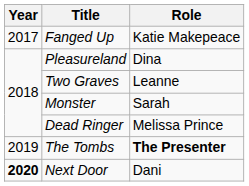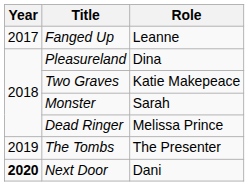(186, 37) Katie Makepeace -> (156, 37) Leanne
(156, 81) Leanne -> (186, 81) Katie Makepeace
(179, 147) bold -> (177, 147) normal
